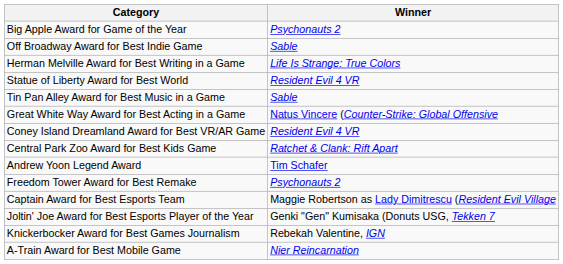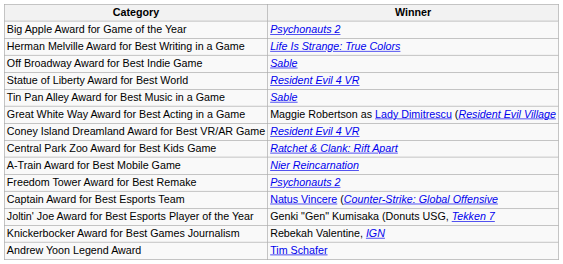rows swapped: (105, 47) <-> (126, 64)
(384, 115) Natus Vincere (Counter-Strike: Global Offensive -> (413, 115) Maggie Robertson as Lady Dimitrescu (Resident Evil Village
rows swapped: (94, 251) <-> (74, 166)
(413, 200) Maggie Robertson as Lady Dimitrescu (Resident Evil Village -> (384, 200) Natus Vincere (Counter-Strike: Global Offensive
